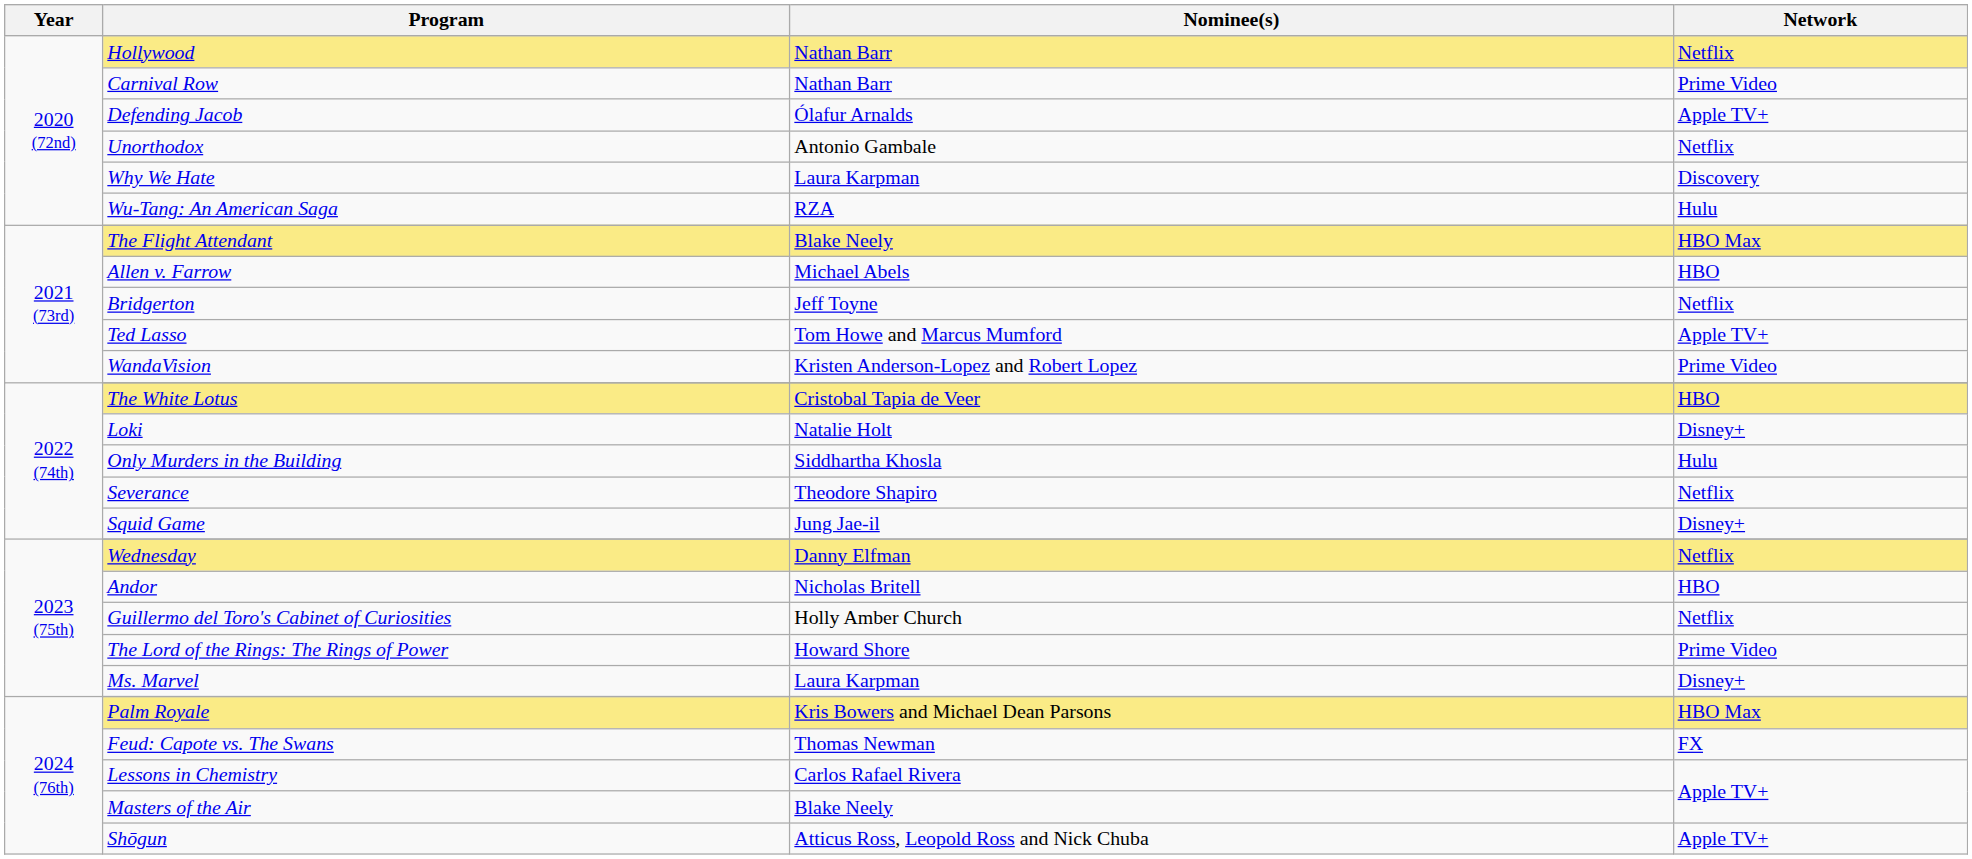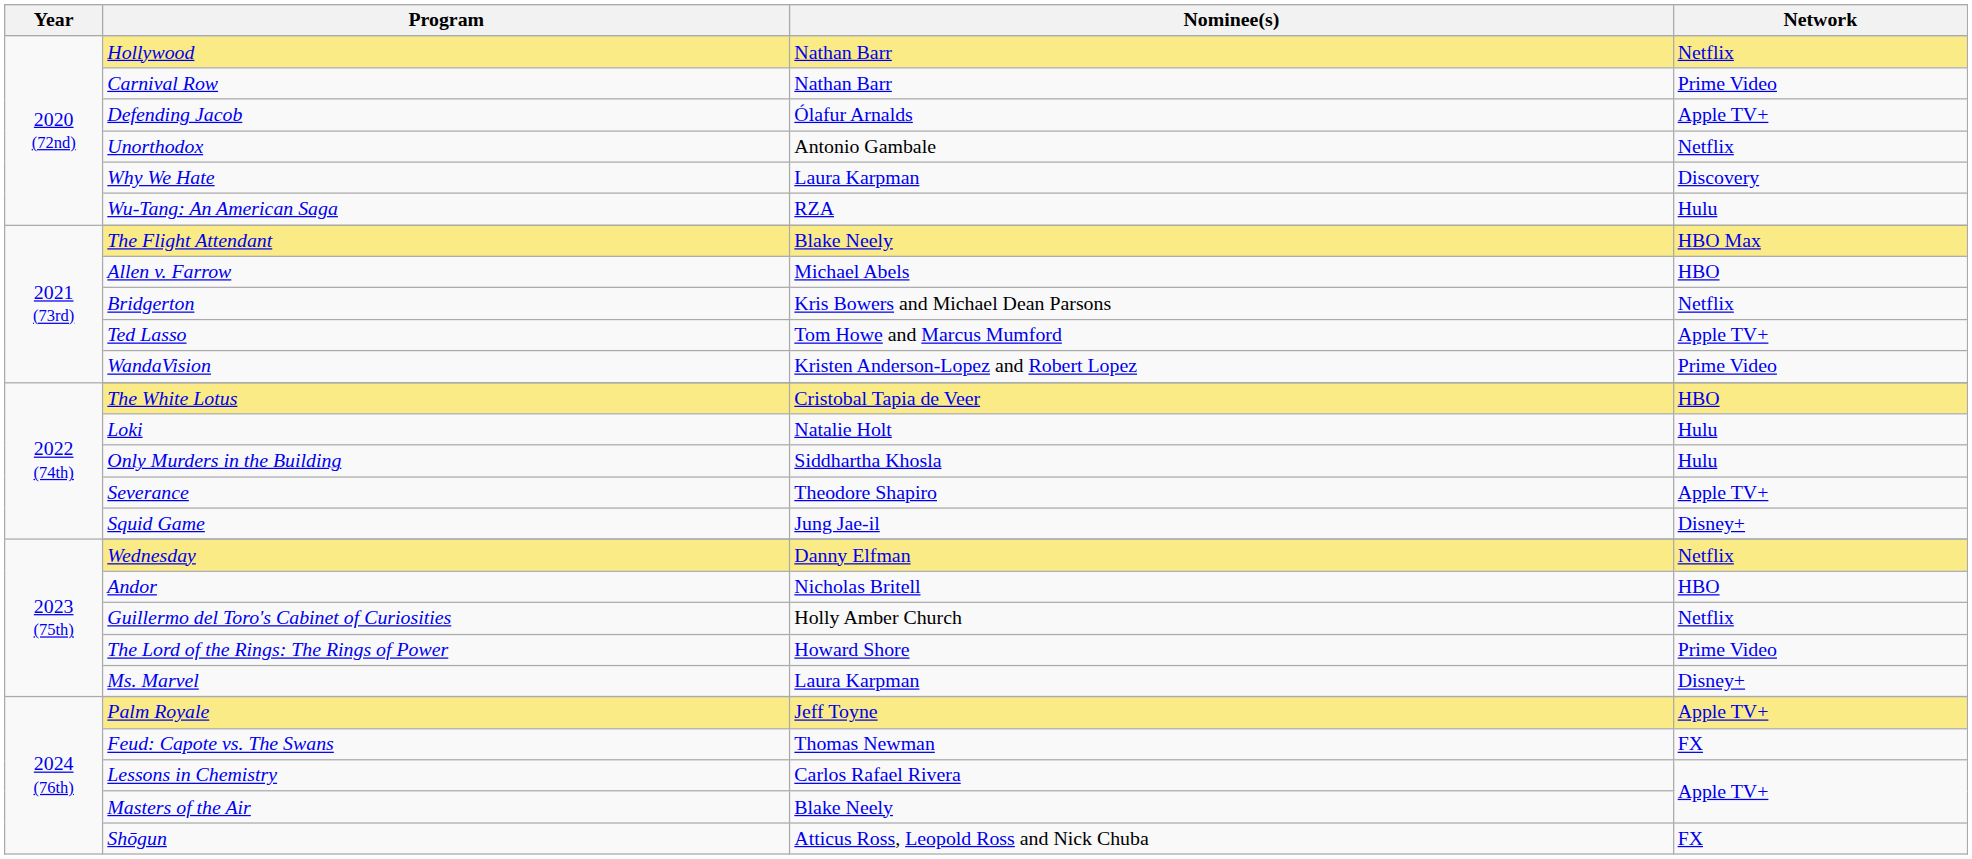(836, 303) Jeff Toyne -> (953, 303) Kris Bowers and Michael Dean Parsons
(1711, 429) Disney+ -> (1697, 429) Hulu
(1706, 492) Netflix -> (1723, 492) Apple TV+
(953, 712) Kris Bowers and Michael Dean Parsons -> (836, 712) Jeff Toyne
(1719, 712) HBO Max -> (1723, 712) Apple TV+
(1723, 838) Apple TV+ -> (1690, 838) FX
